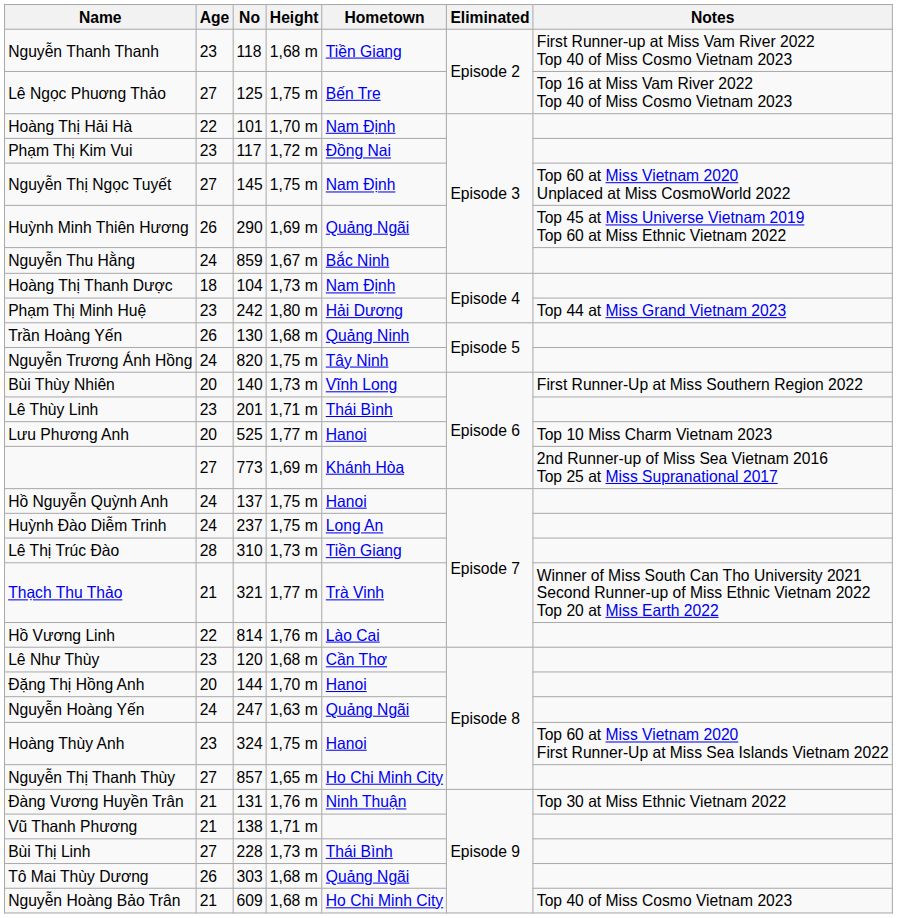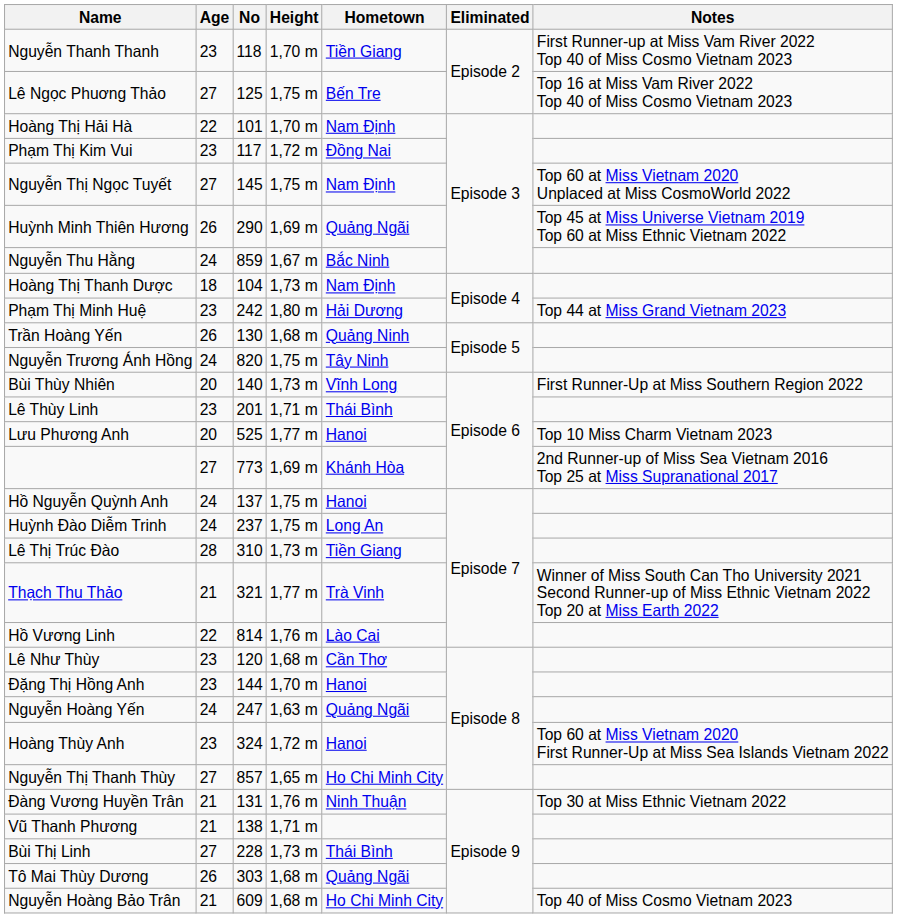(294, 51) 1,68 m -> (294, 51) 1,70 m
(208, 685) 20 -> (208, 685) 23
(294, 743) 1,75 m -> (294, 743) 1,72 m
